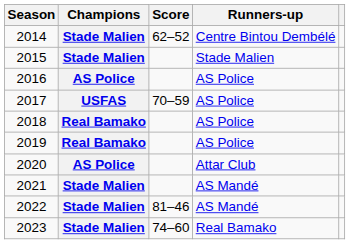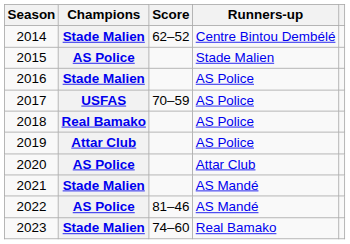(104, 57) Stade Malien -> (104, 57) AS Police
(104, 79) AS Police -> (104, 79) Stade Malien
(104, 143) Real Bamako -> (104, 143) Attar Club
(104, 206) Stade Malien -> (104, 206) AS Police
